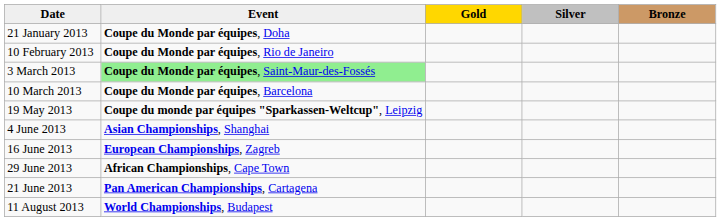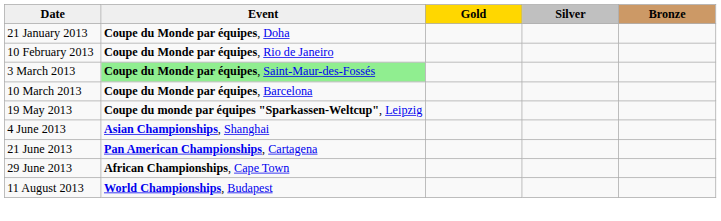- row: (40, 149)
rows swapped: (40, 187) <-> (40, 168)
